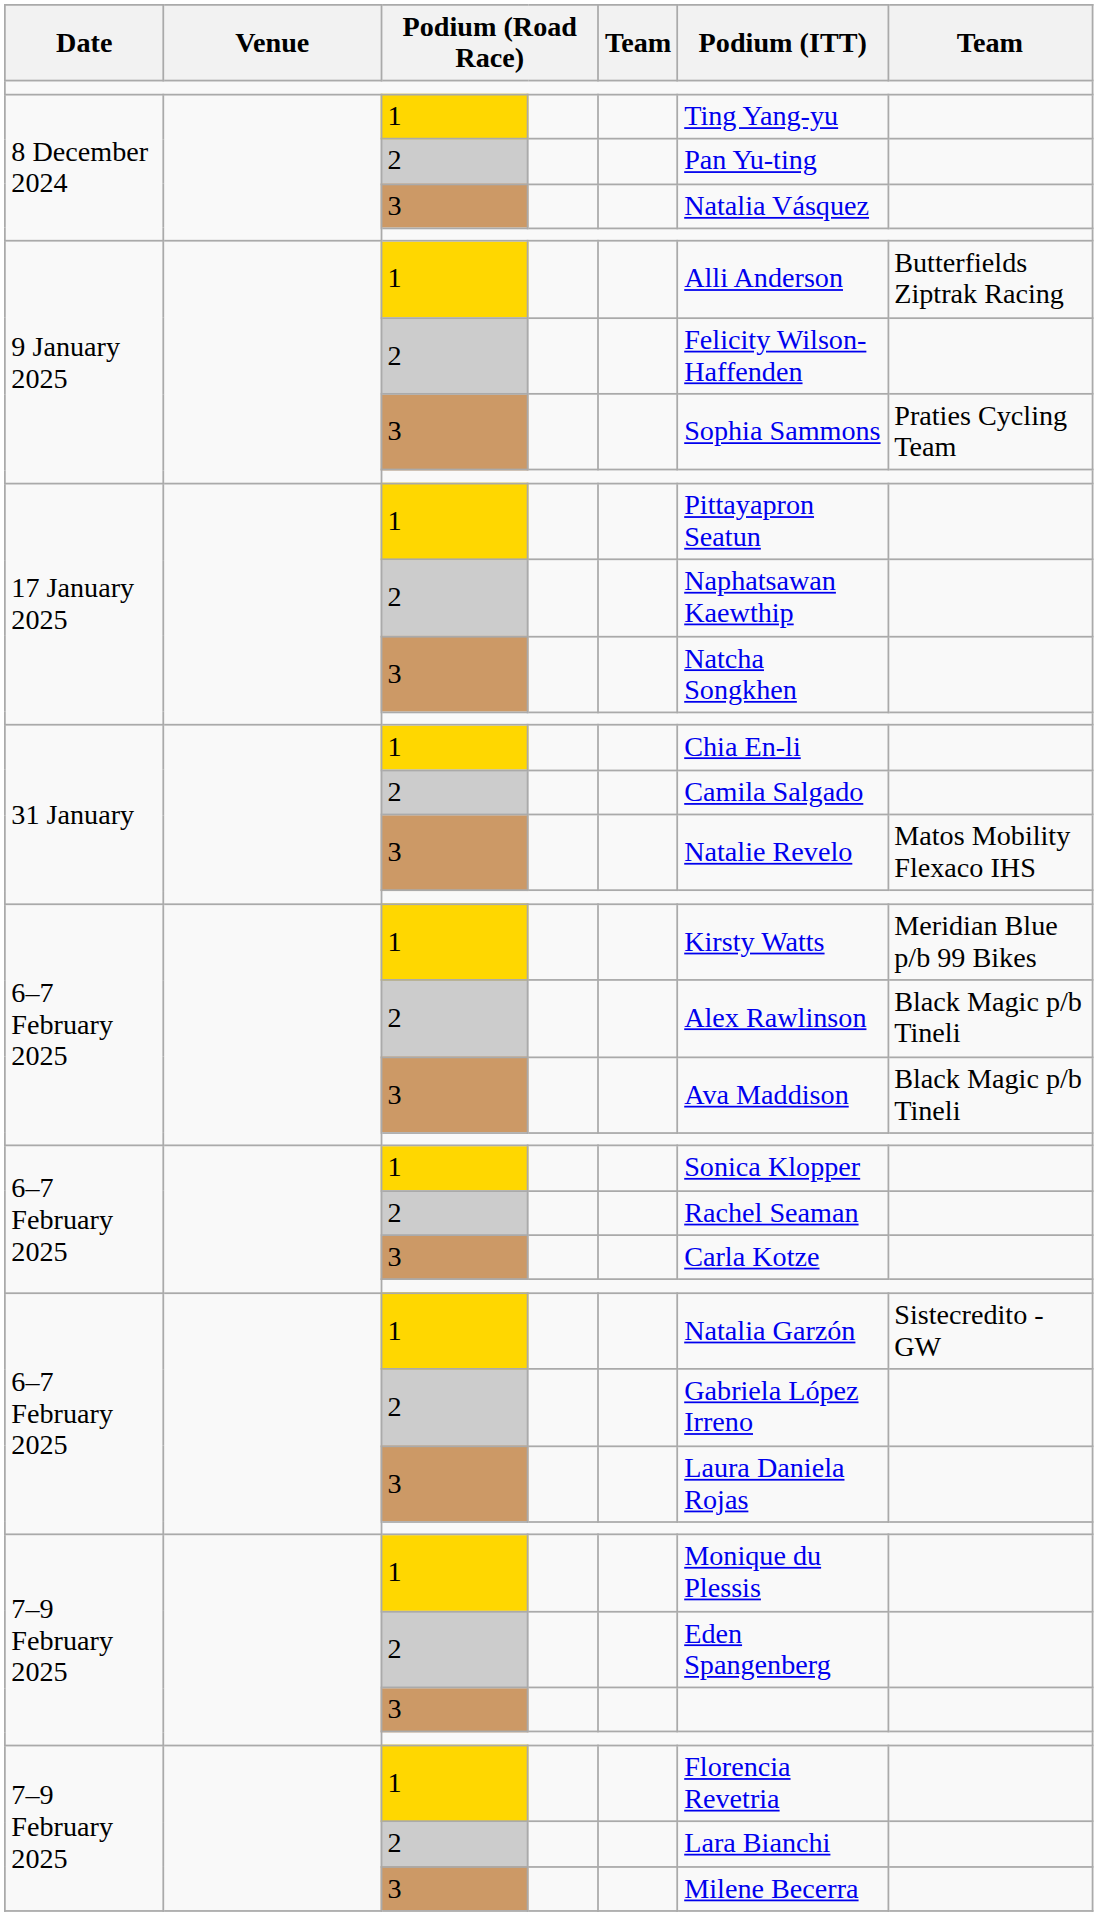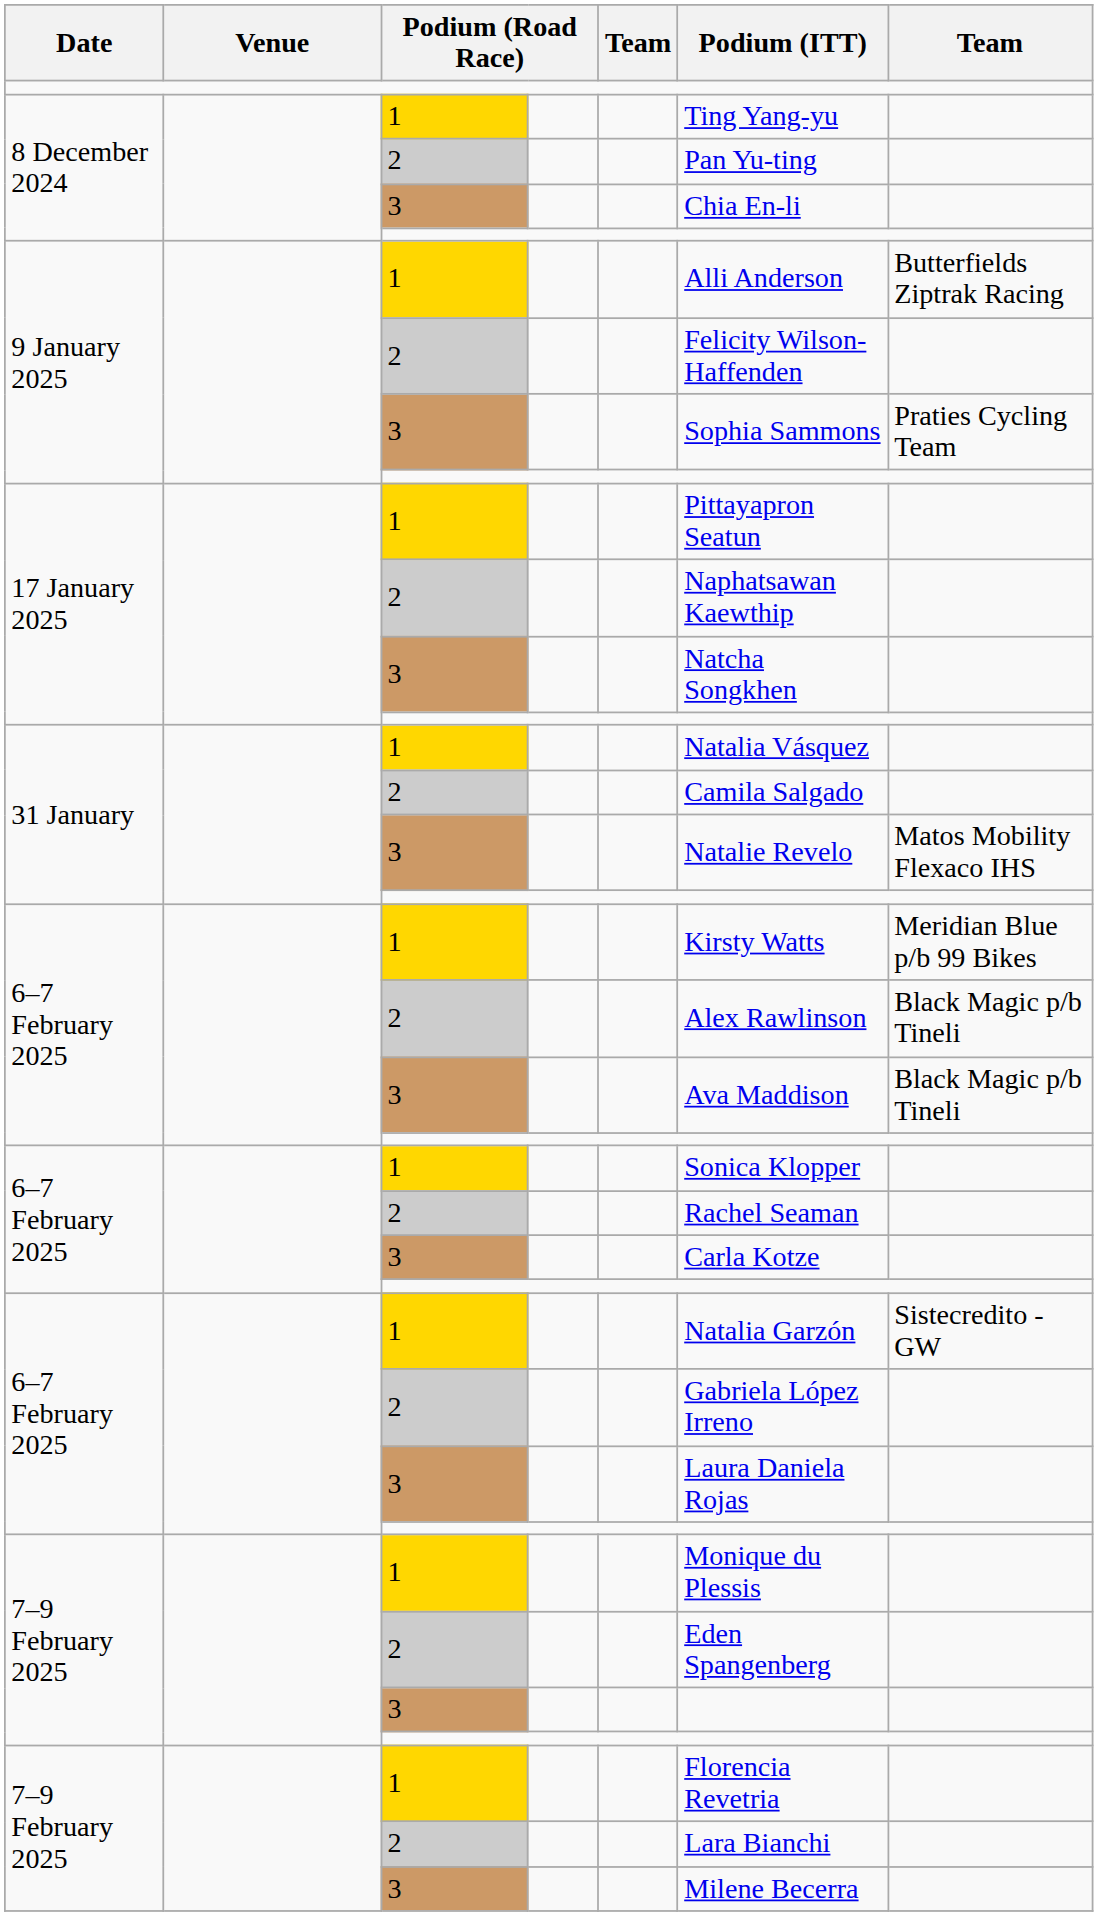(777, 205) Natalia Vásquez -> (742, 205) Chia En-li
(742, 747) Chia En-li -> (777, 747) Natalia Vásquez
